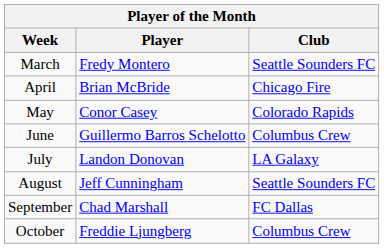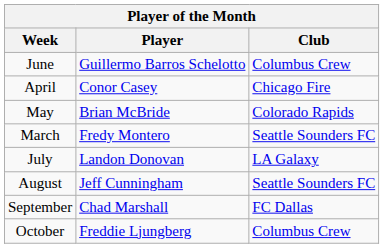rows swapped: (40, 64) <-> (40, 135)
(125, 87) Brian McBride -> (118, 87) Conor Casey
(118, 111) Conor Casey -> (125, 111) Brian McBride
